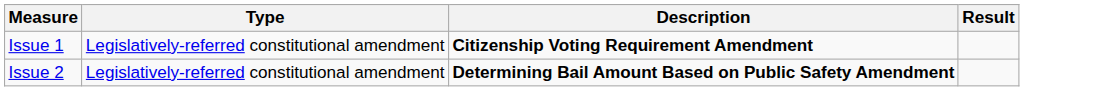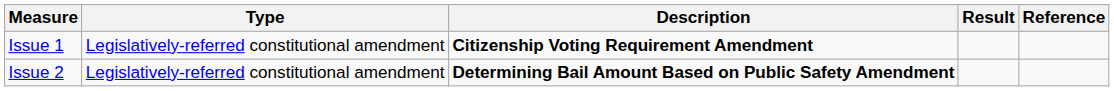+ column: (1064, 18)
